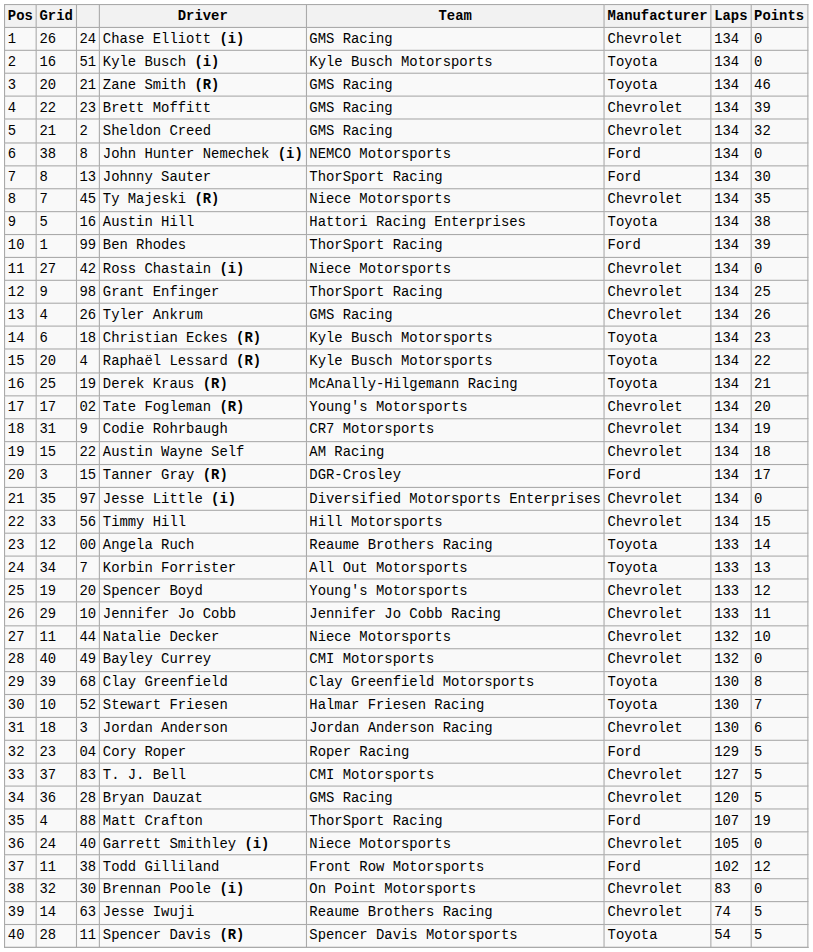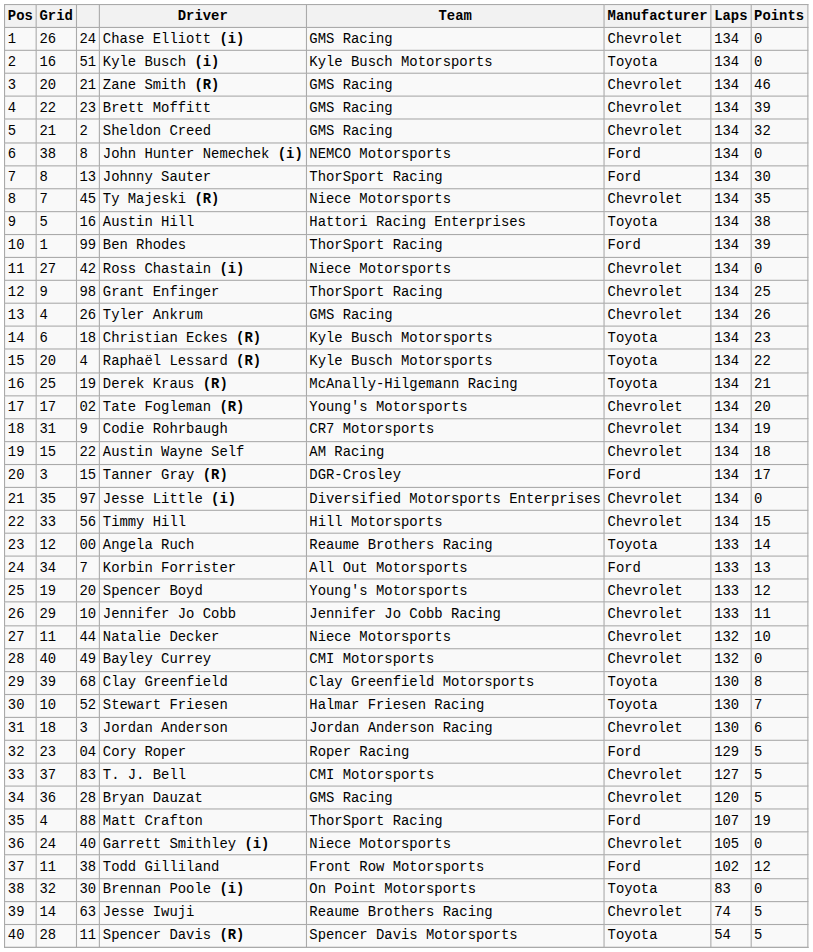(633, 85) Toyota -> (645, 85) Chevrolet
(633, 568) Toyota -> (624, 568) Ford
(645, 889) Chevrolet -> (633, 889) Toyota
